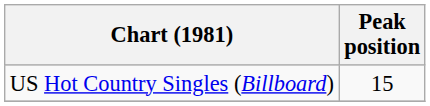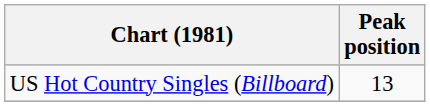(382, 82) 15 -> (382, 82) 13
